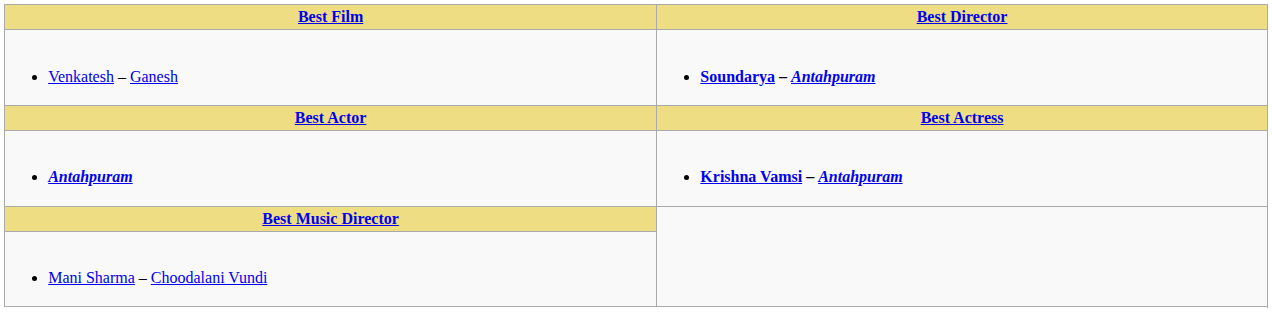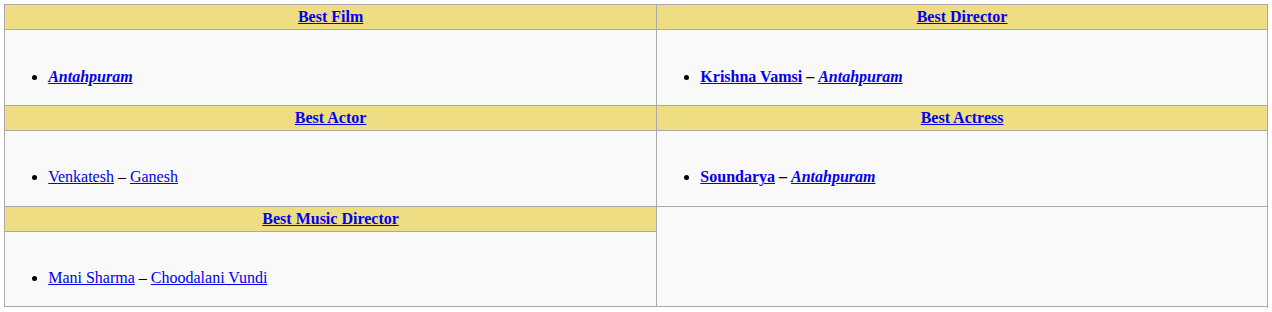rows swapped: (331, 177) <-> (331, 77)
